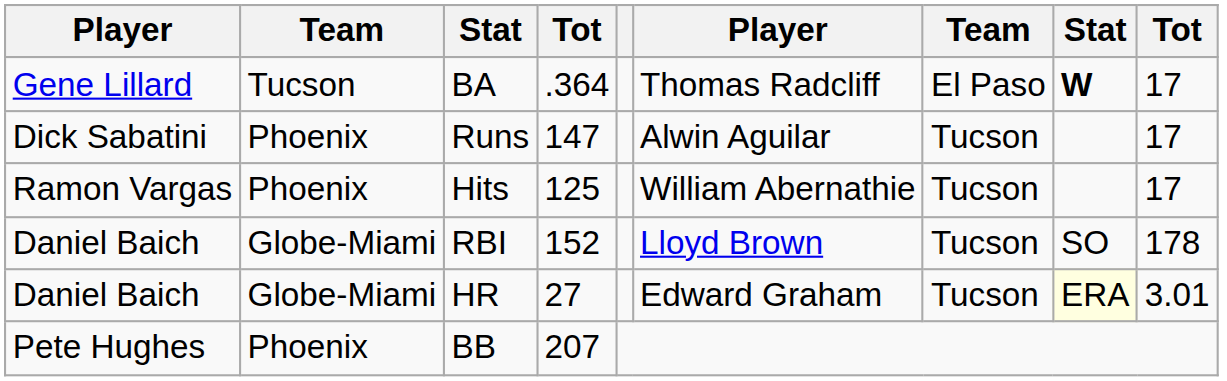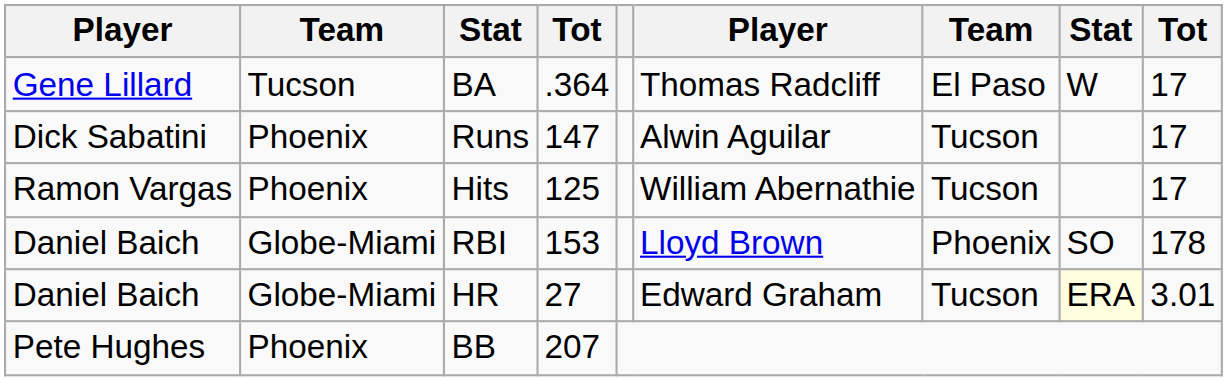(1077, 83) bold -> (1082, 83) normal
(572, 242) 152 -> (572, 242) 153
(985, 242) Tucson -> (991, 242) Phoenix
